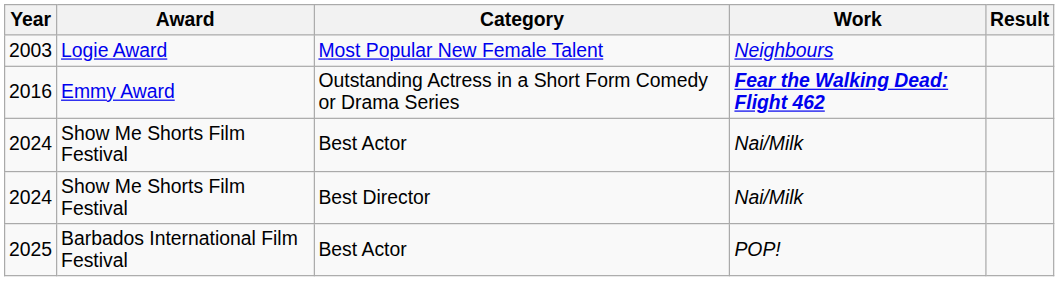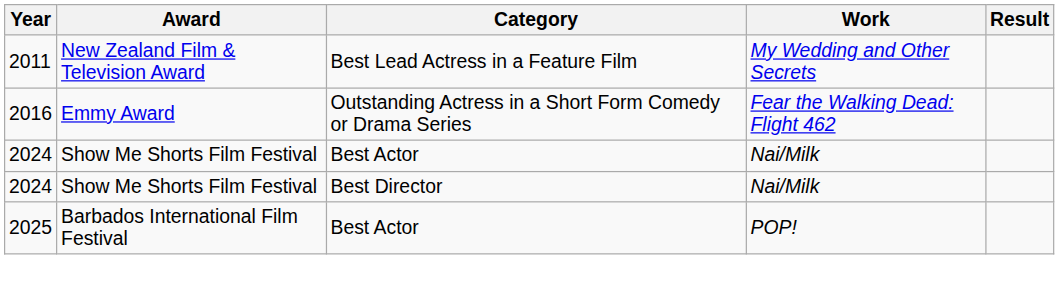- row: (31, 50)
+ row: (30, 61)
(841, 92) bold -> (852, 113) normal
